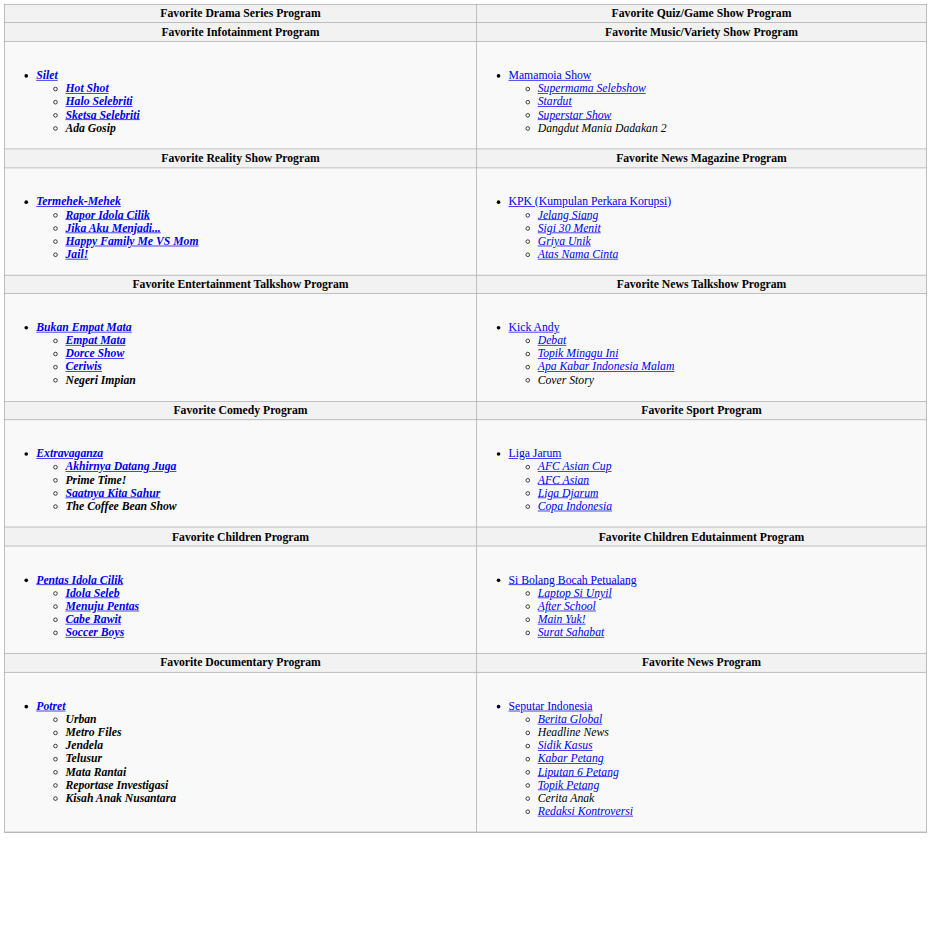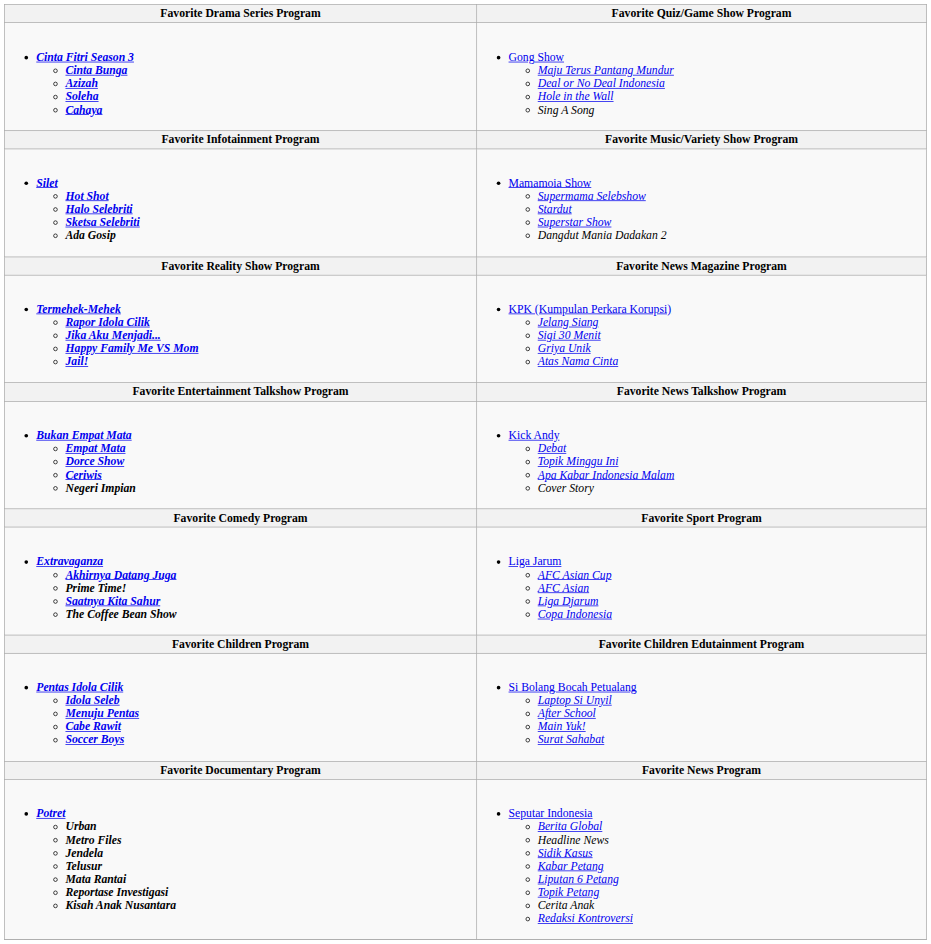+ row: (241, 83)
